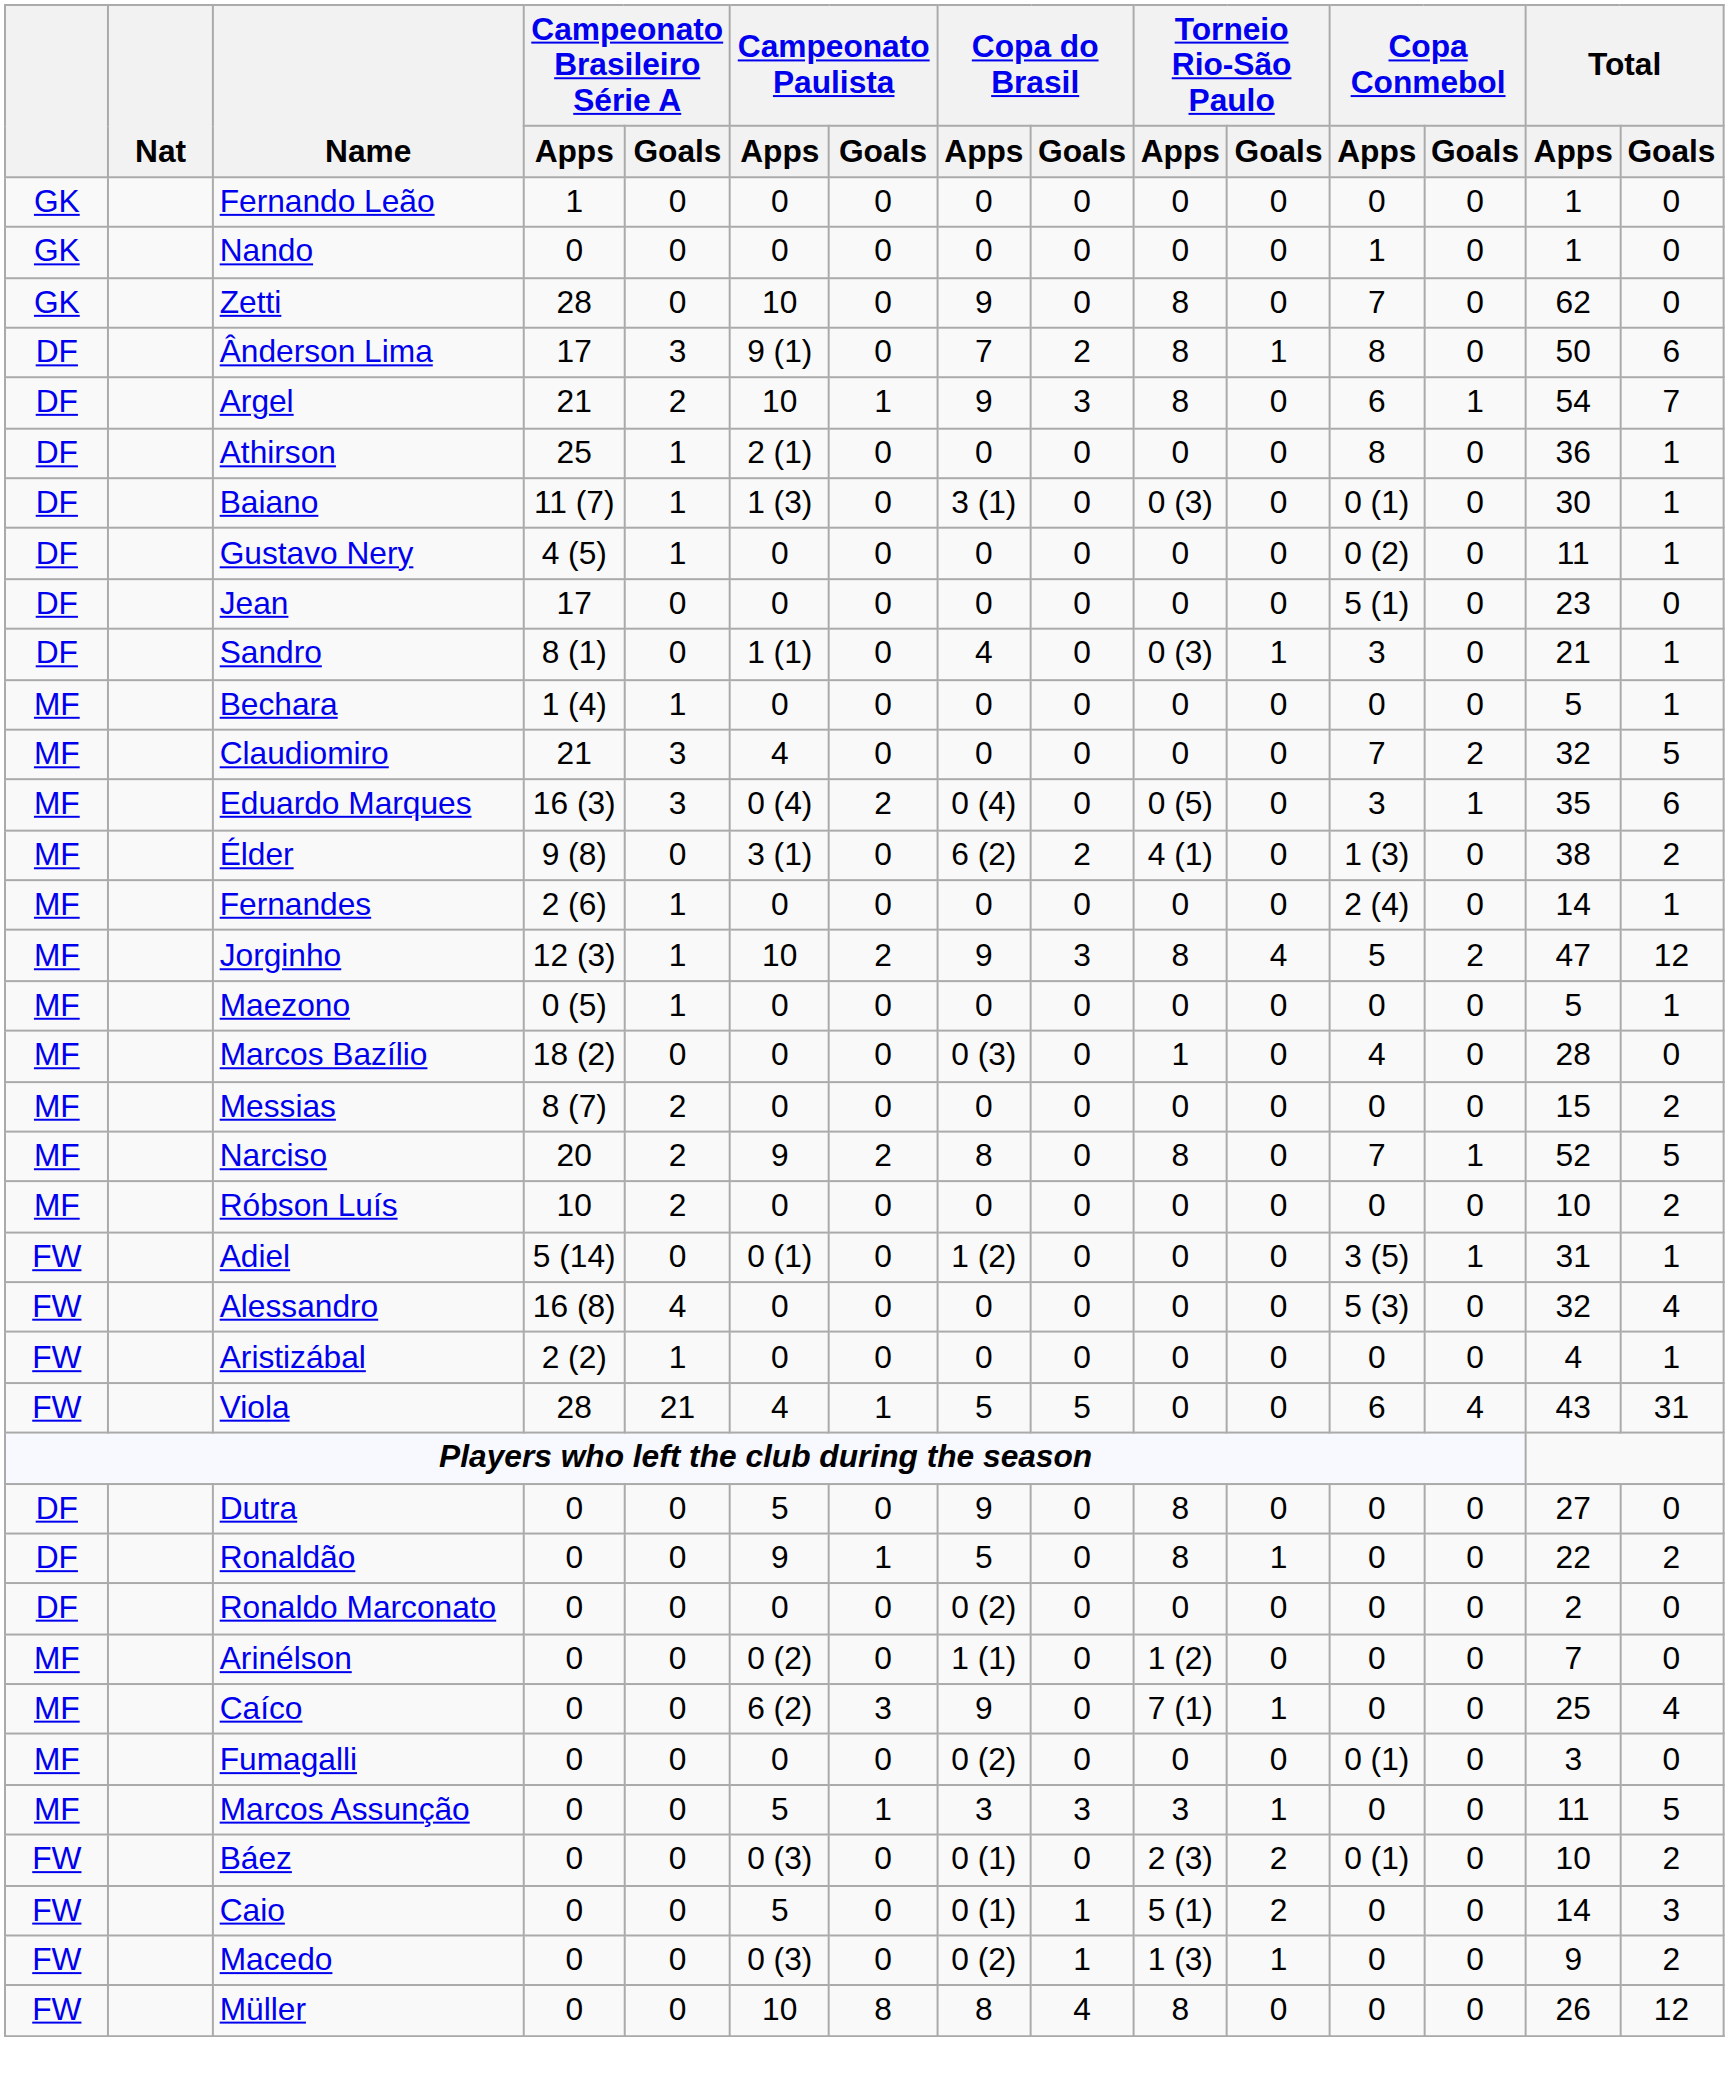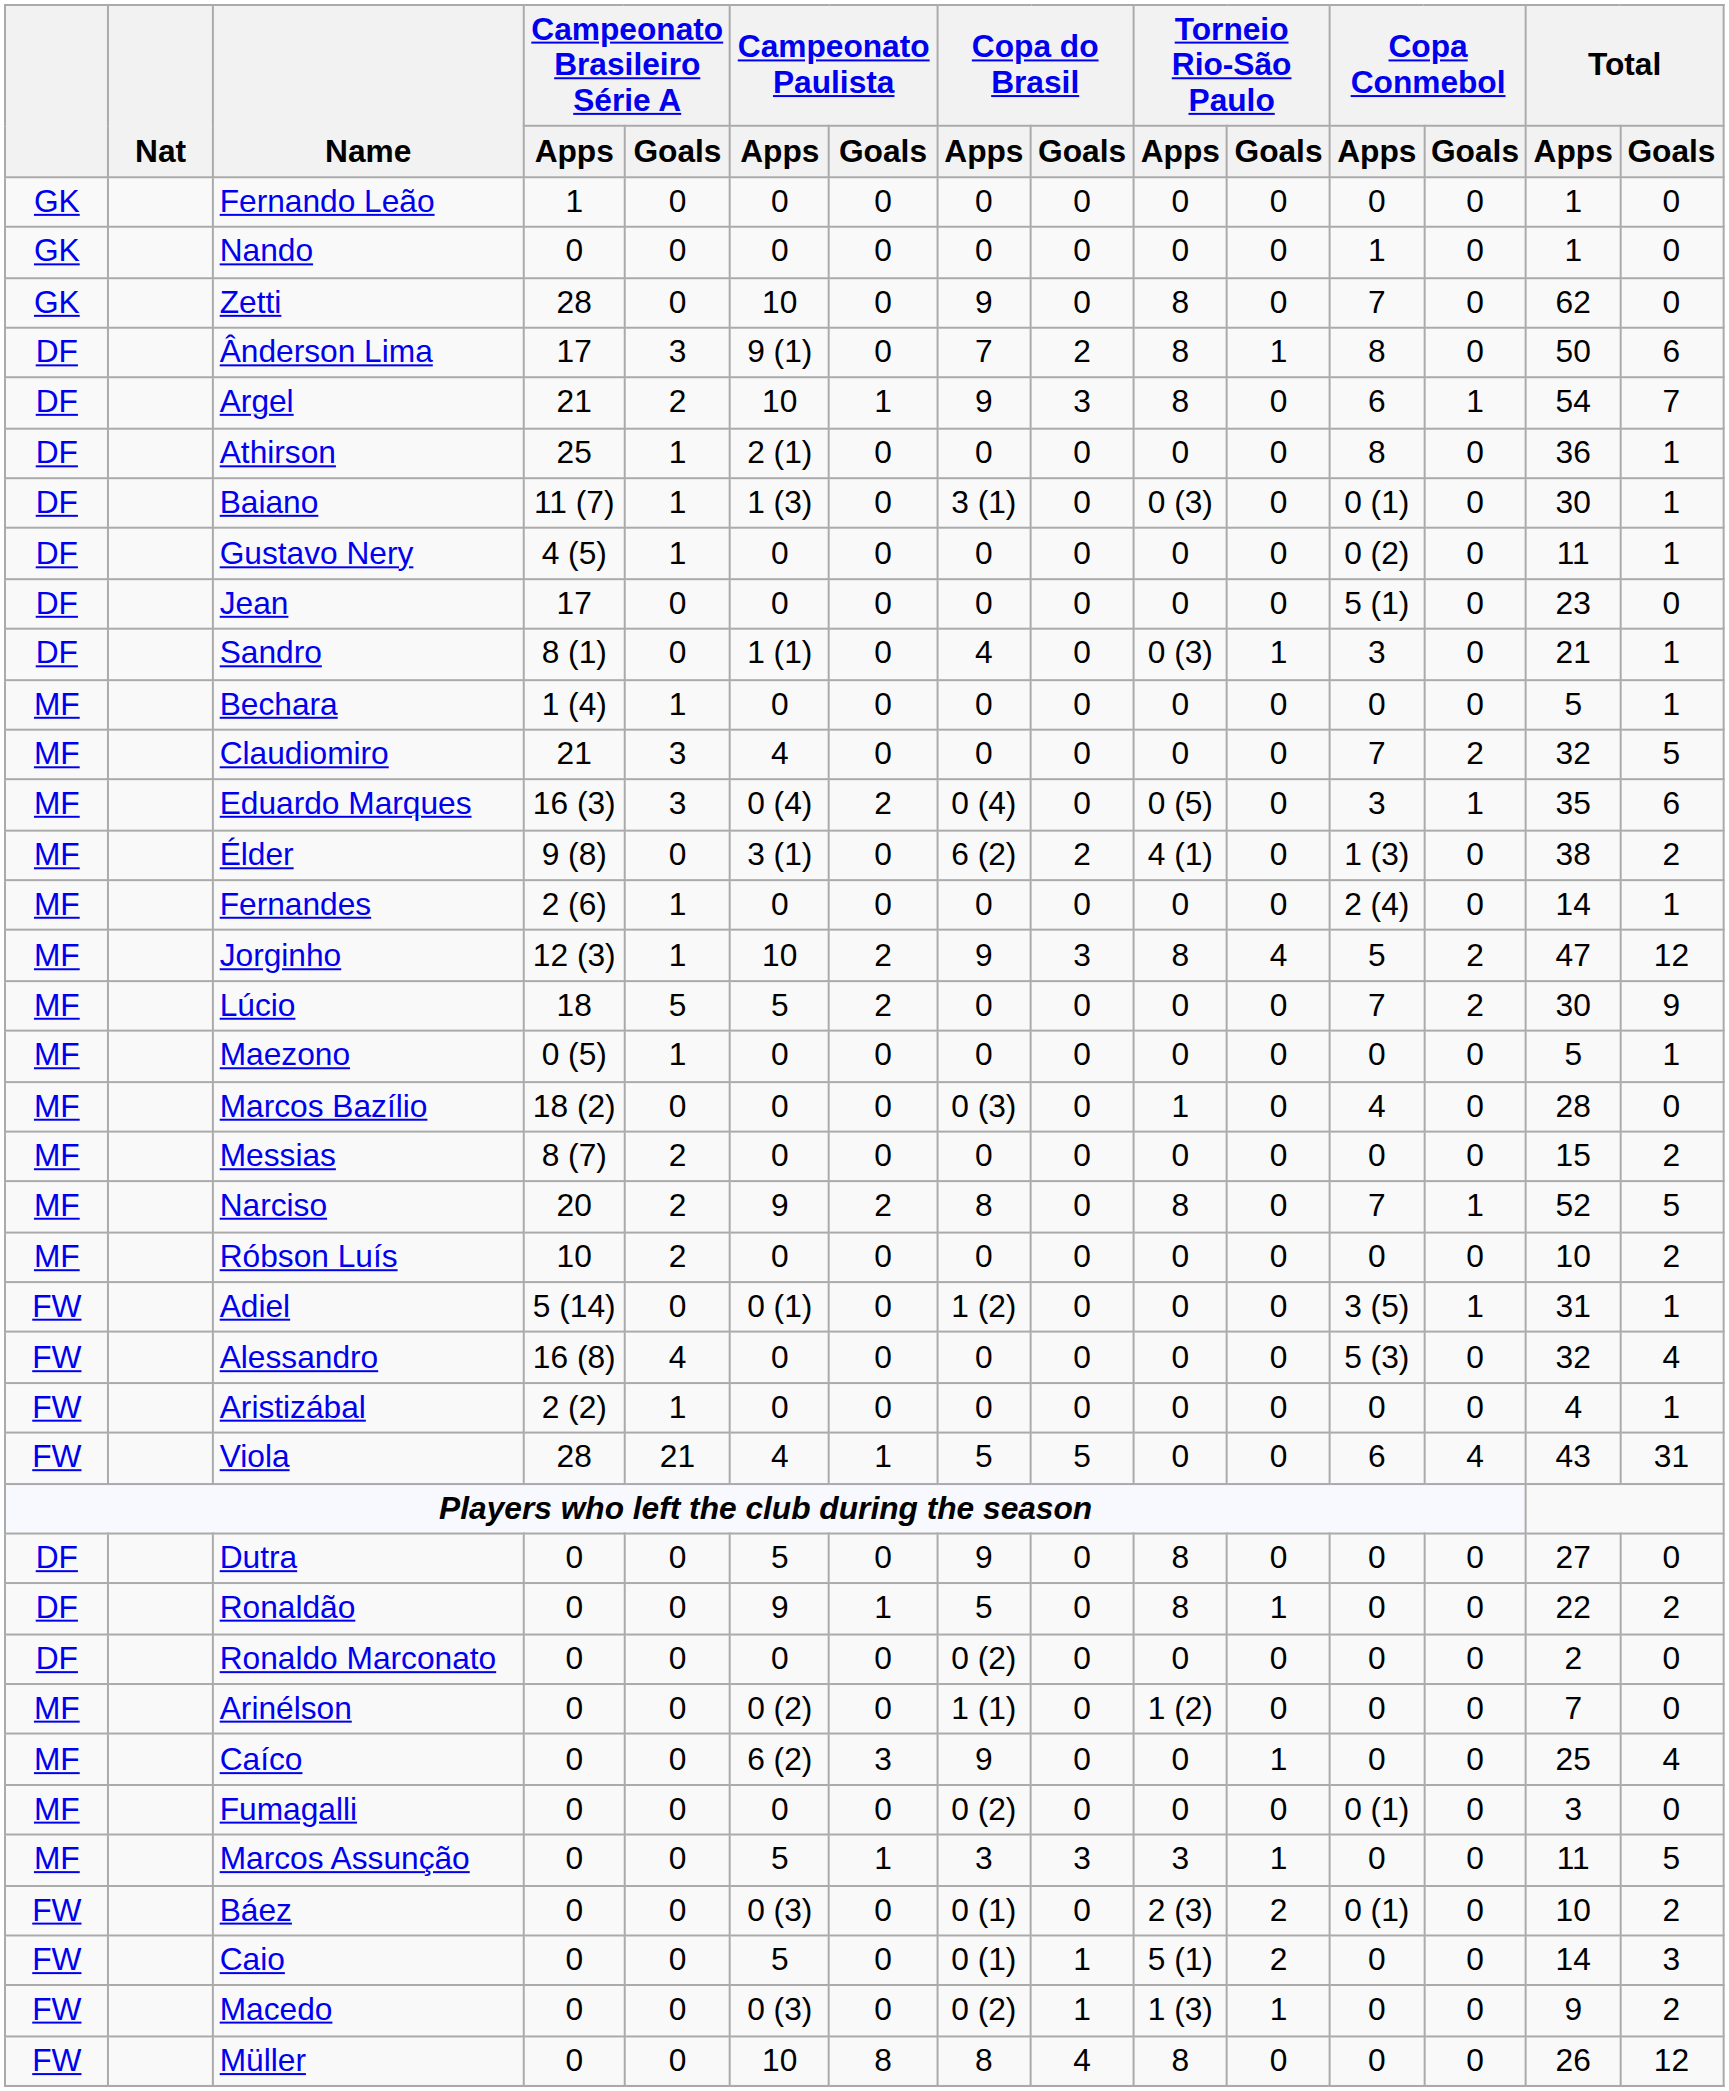+ row: (258, 1005)
(1180, 1708) 7 (1) -> (1180, 1758) 0
